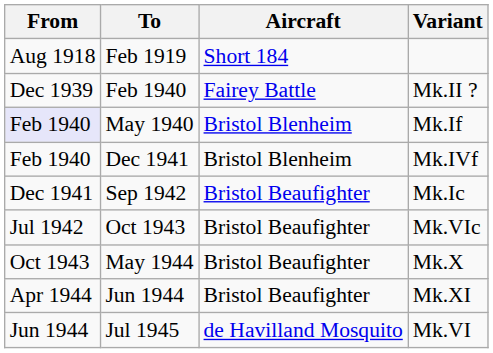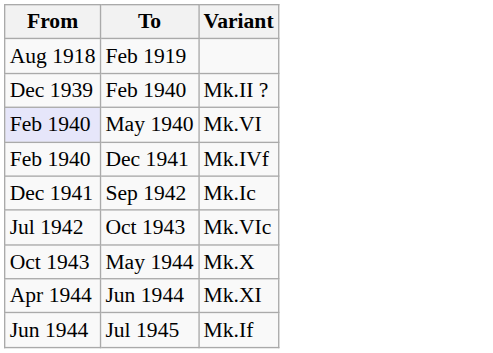- column: (303, 21)
(438, 124) Mk.If -> (233, 124) Mk.VI
(442, 329) Mk.VI -> (228, 329) Mk.If
